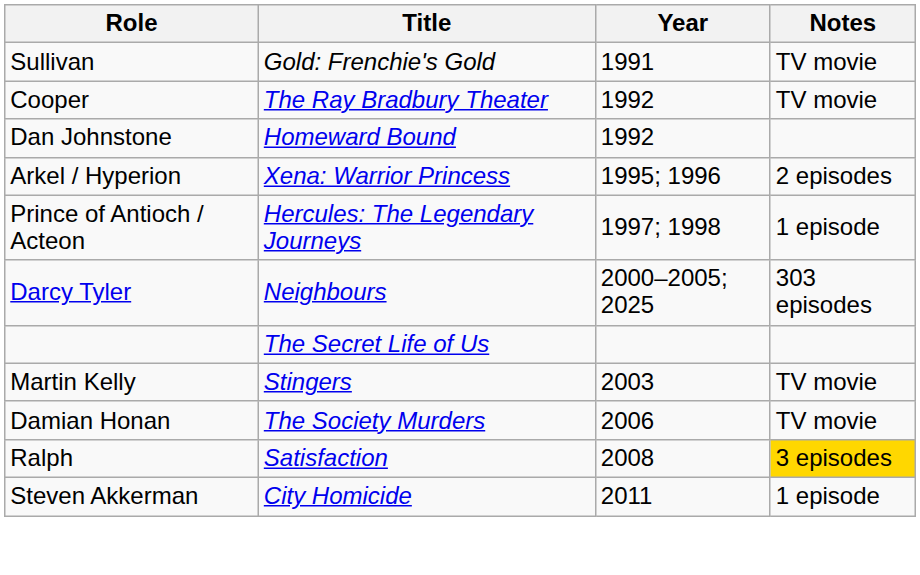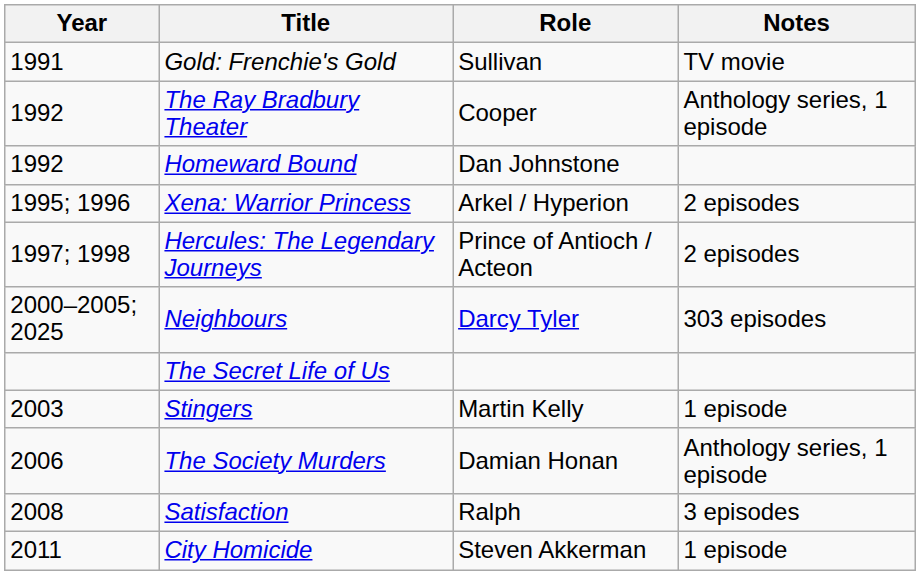columns swapped: (683, 23) <-> (132, 23)
(827, 99) TV movie -> (785, 113) Anthology series, 1 episode
(828, 227) 1 episode -> (741, 254) 2 episodes
(827, 382) TV movie -> (735, 409) 1 episode
(827, 420) TV movie -> (785, 460) Anthology series, 1 episode
(834, 458) gold background -> (741, 512) no background
